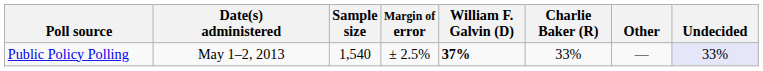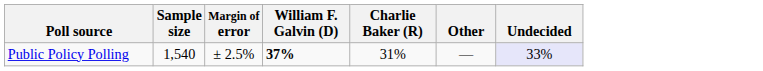- column: (241, 23)
(568, 54) 33% -> (393, 54) 31%
